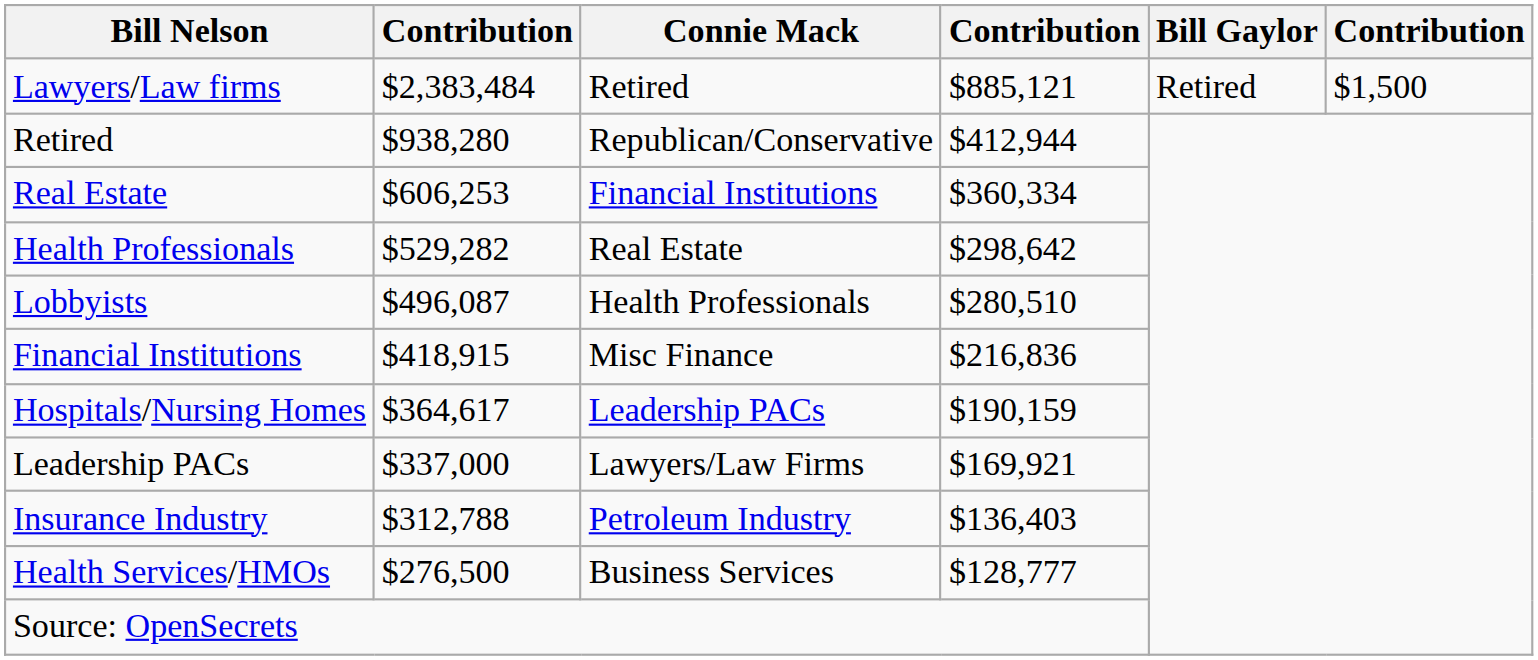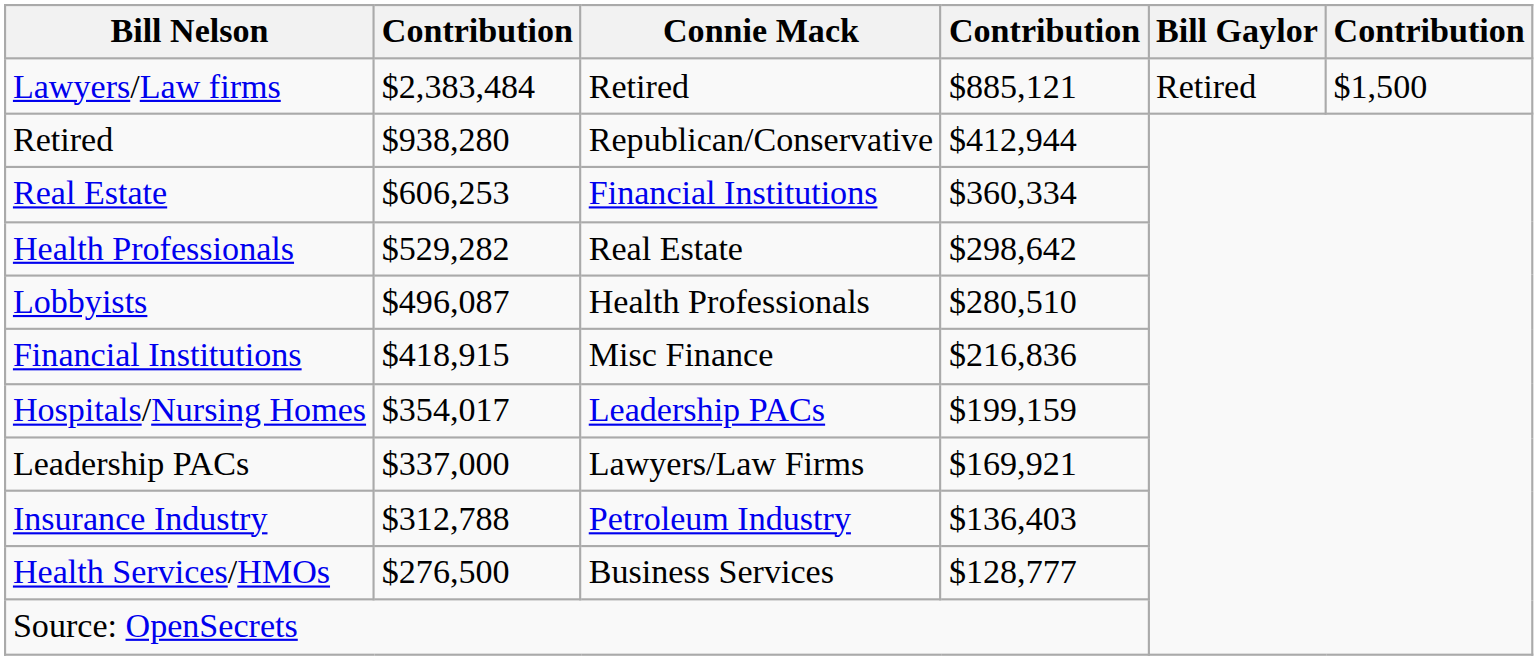(446, 409) $364,617 -> (446, 409) $354,017
(1013, 409) $190,159 -> (1013, 409) $199,159
